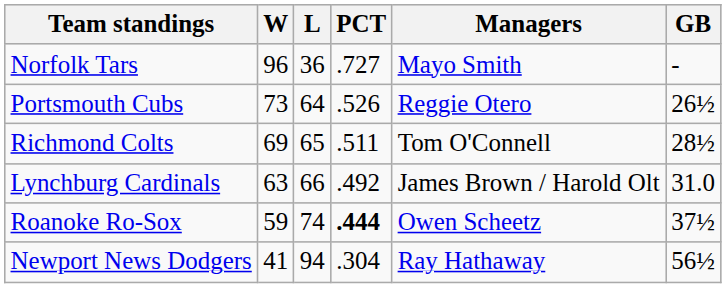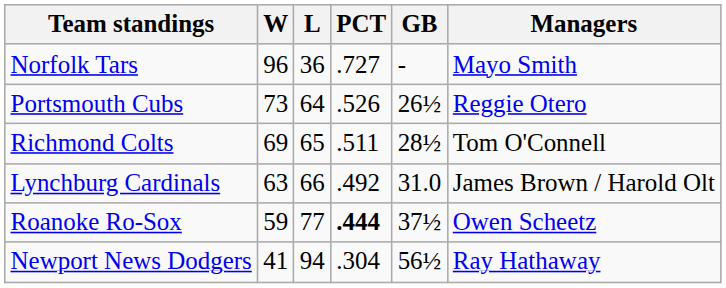columns swapped: (693, 24) <-> (529, 24)
(312, 222) 74 -> (312, 222) 77
